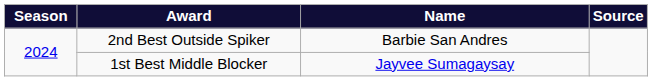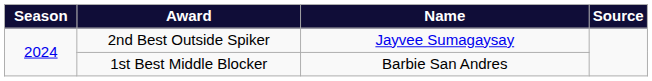(445, 40) Barbie San Andres -> (445, 40) Jayvee Sumagaysay
(445, 64) Jayvee Sumagaysay -> (445, 64) Barbie San Andres
